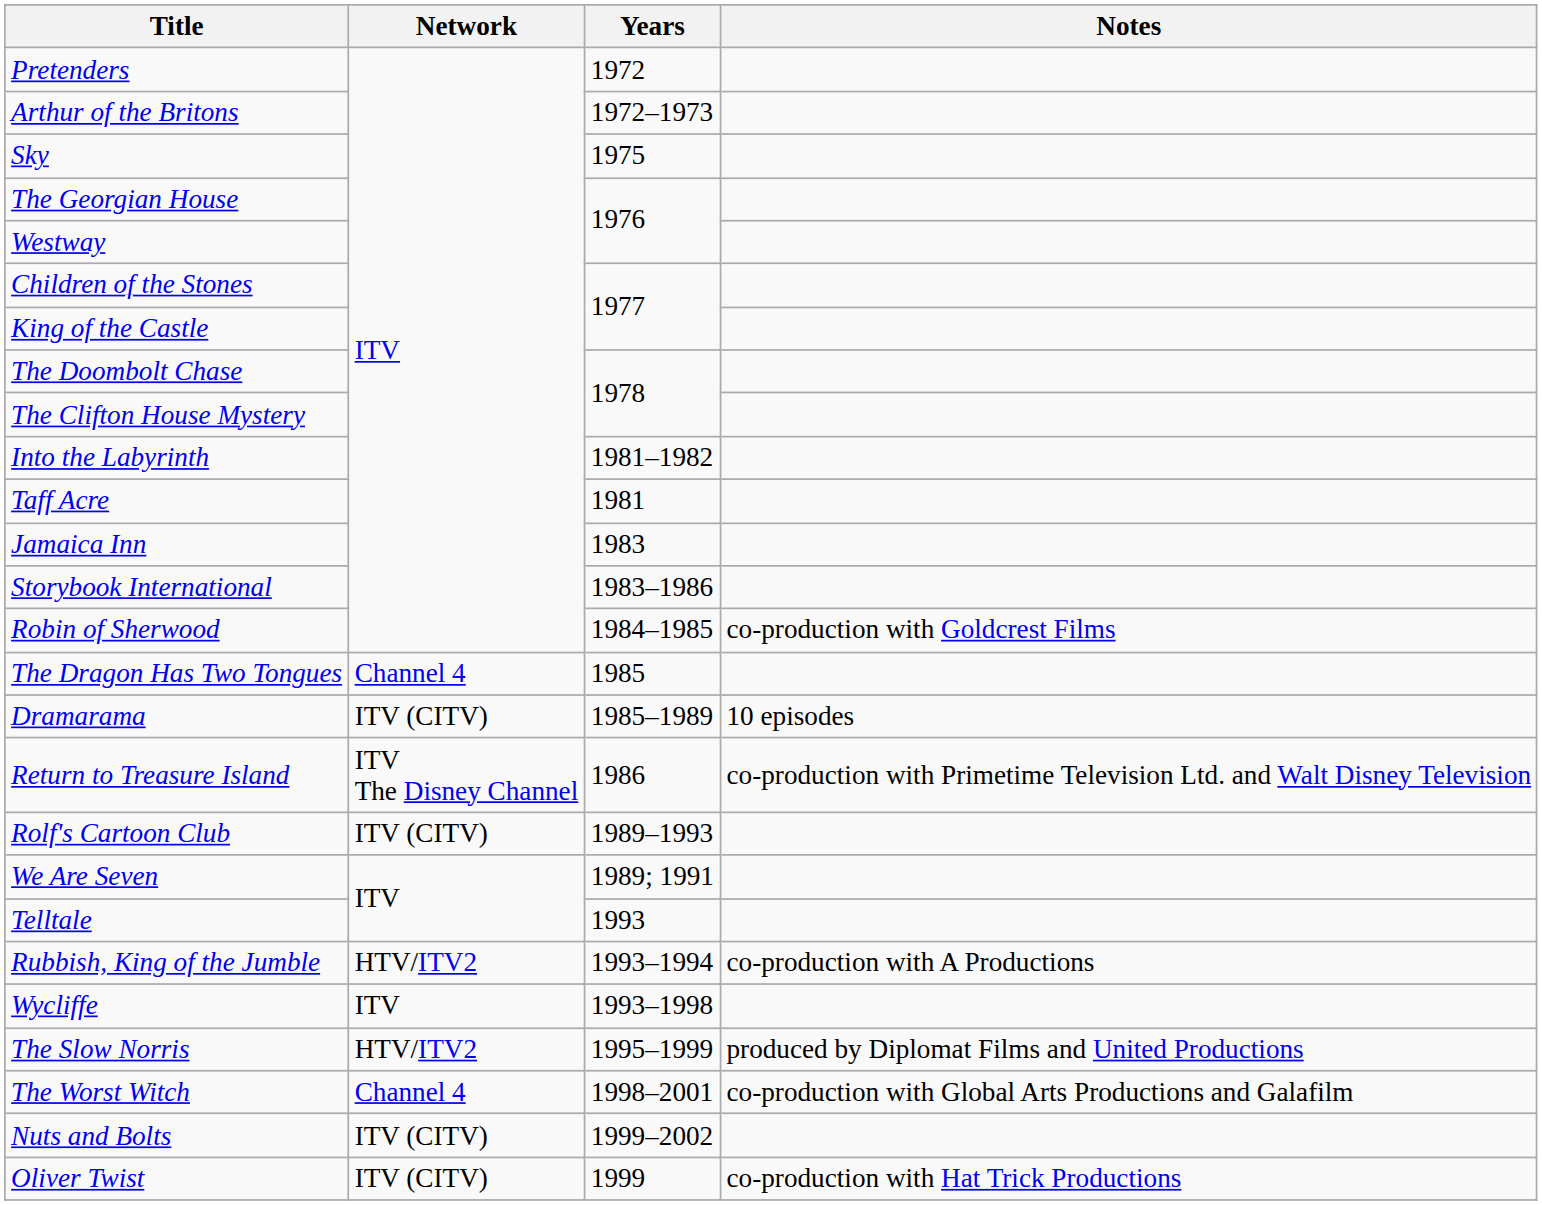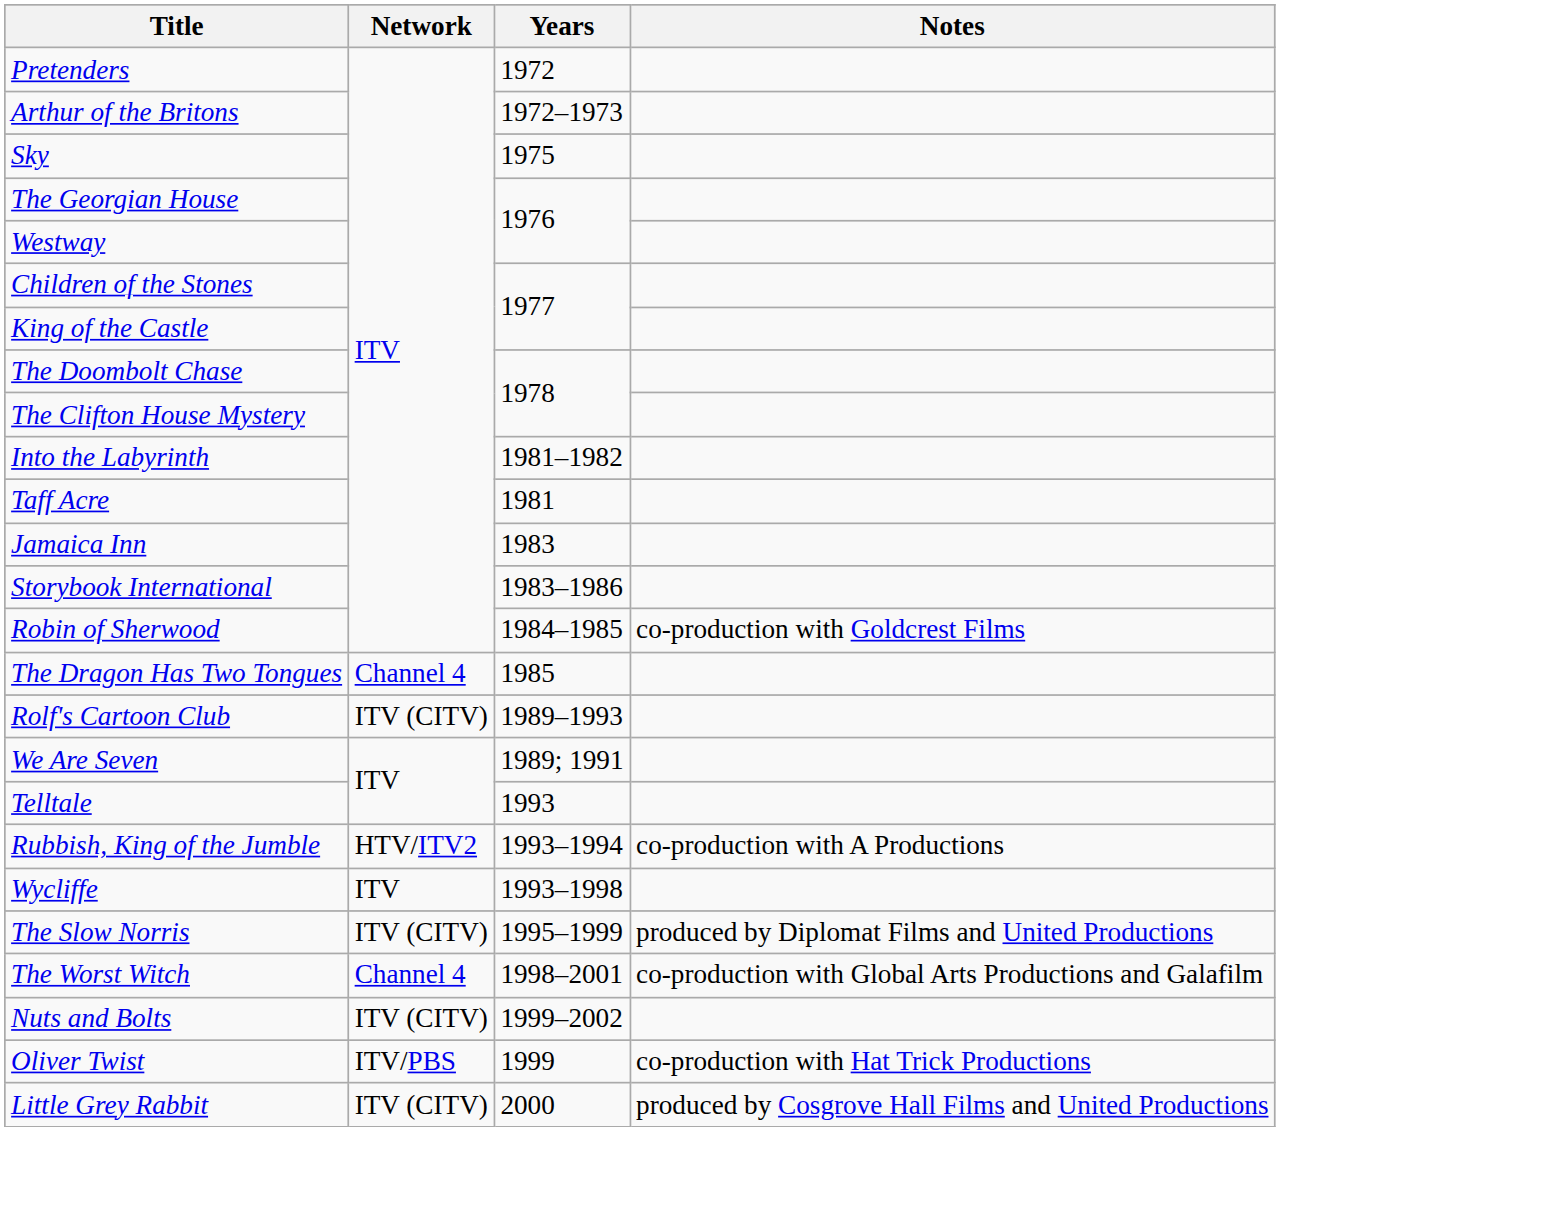- row: (78, 716)
- row: (150, 774)
(416, 1048) HTV/ITV2 -> (421, 931) ITV (CITV)
(421, 1178) ITV (CITV) -> (405, 1061) ITV/PBS
+ row: (110, 1104)
